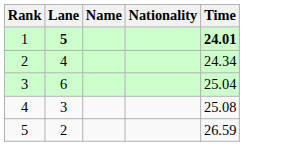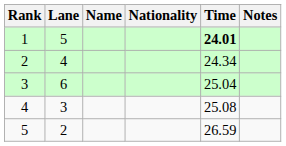+ column: (260, 15)
(64, 38) bold -> (64, 38) normal
